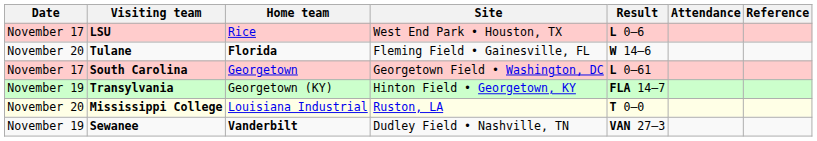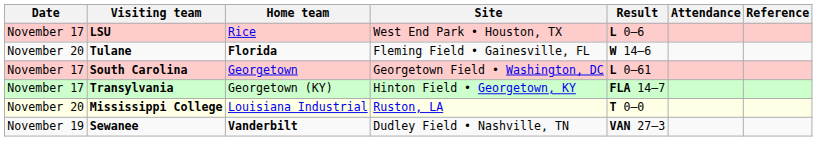(46, 89) November 19 -> (46, 89) November 17
